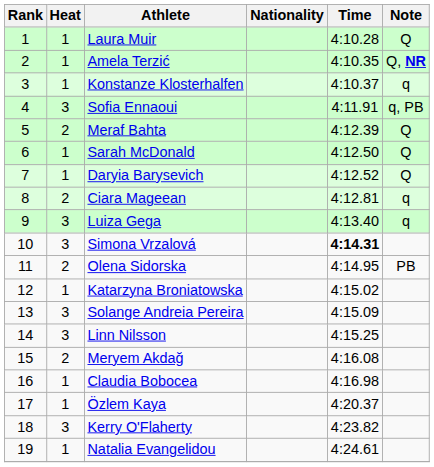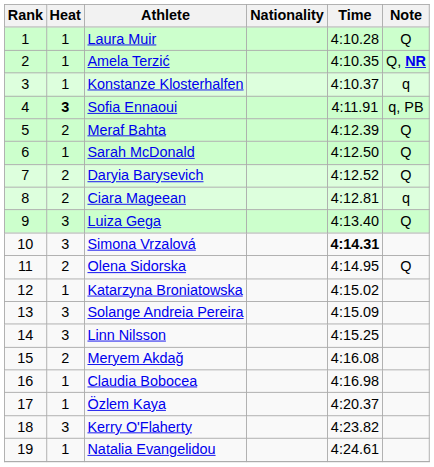(65, 107) normal -> (65, 107) bold
(65, 175) 1 -> (65, 175) 2
(406, 221) q -> (406, 221) Q
(406, 267) PB -> (406, 267) Q
